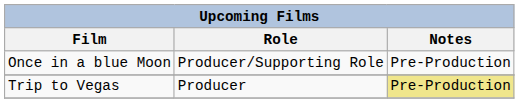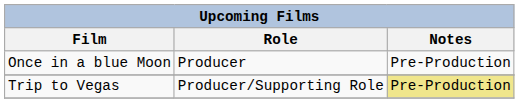(281, 63) Producer/Supporting Role -> (212, 63) Producer
(212, 86) Producer -> (281, 86) Producer/Supporting Role
